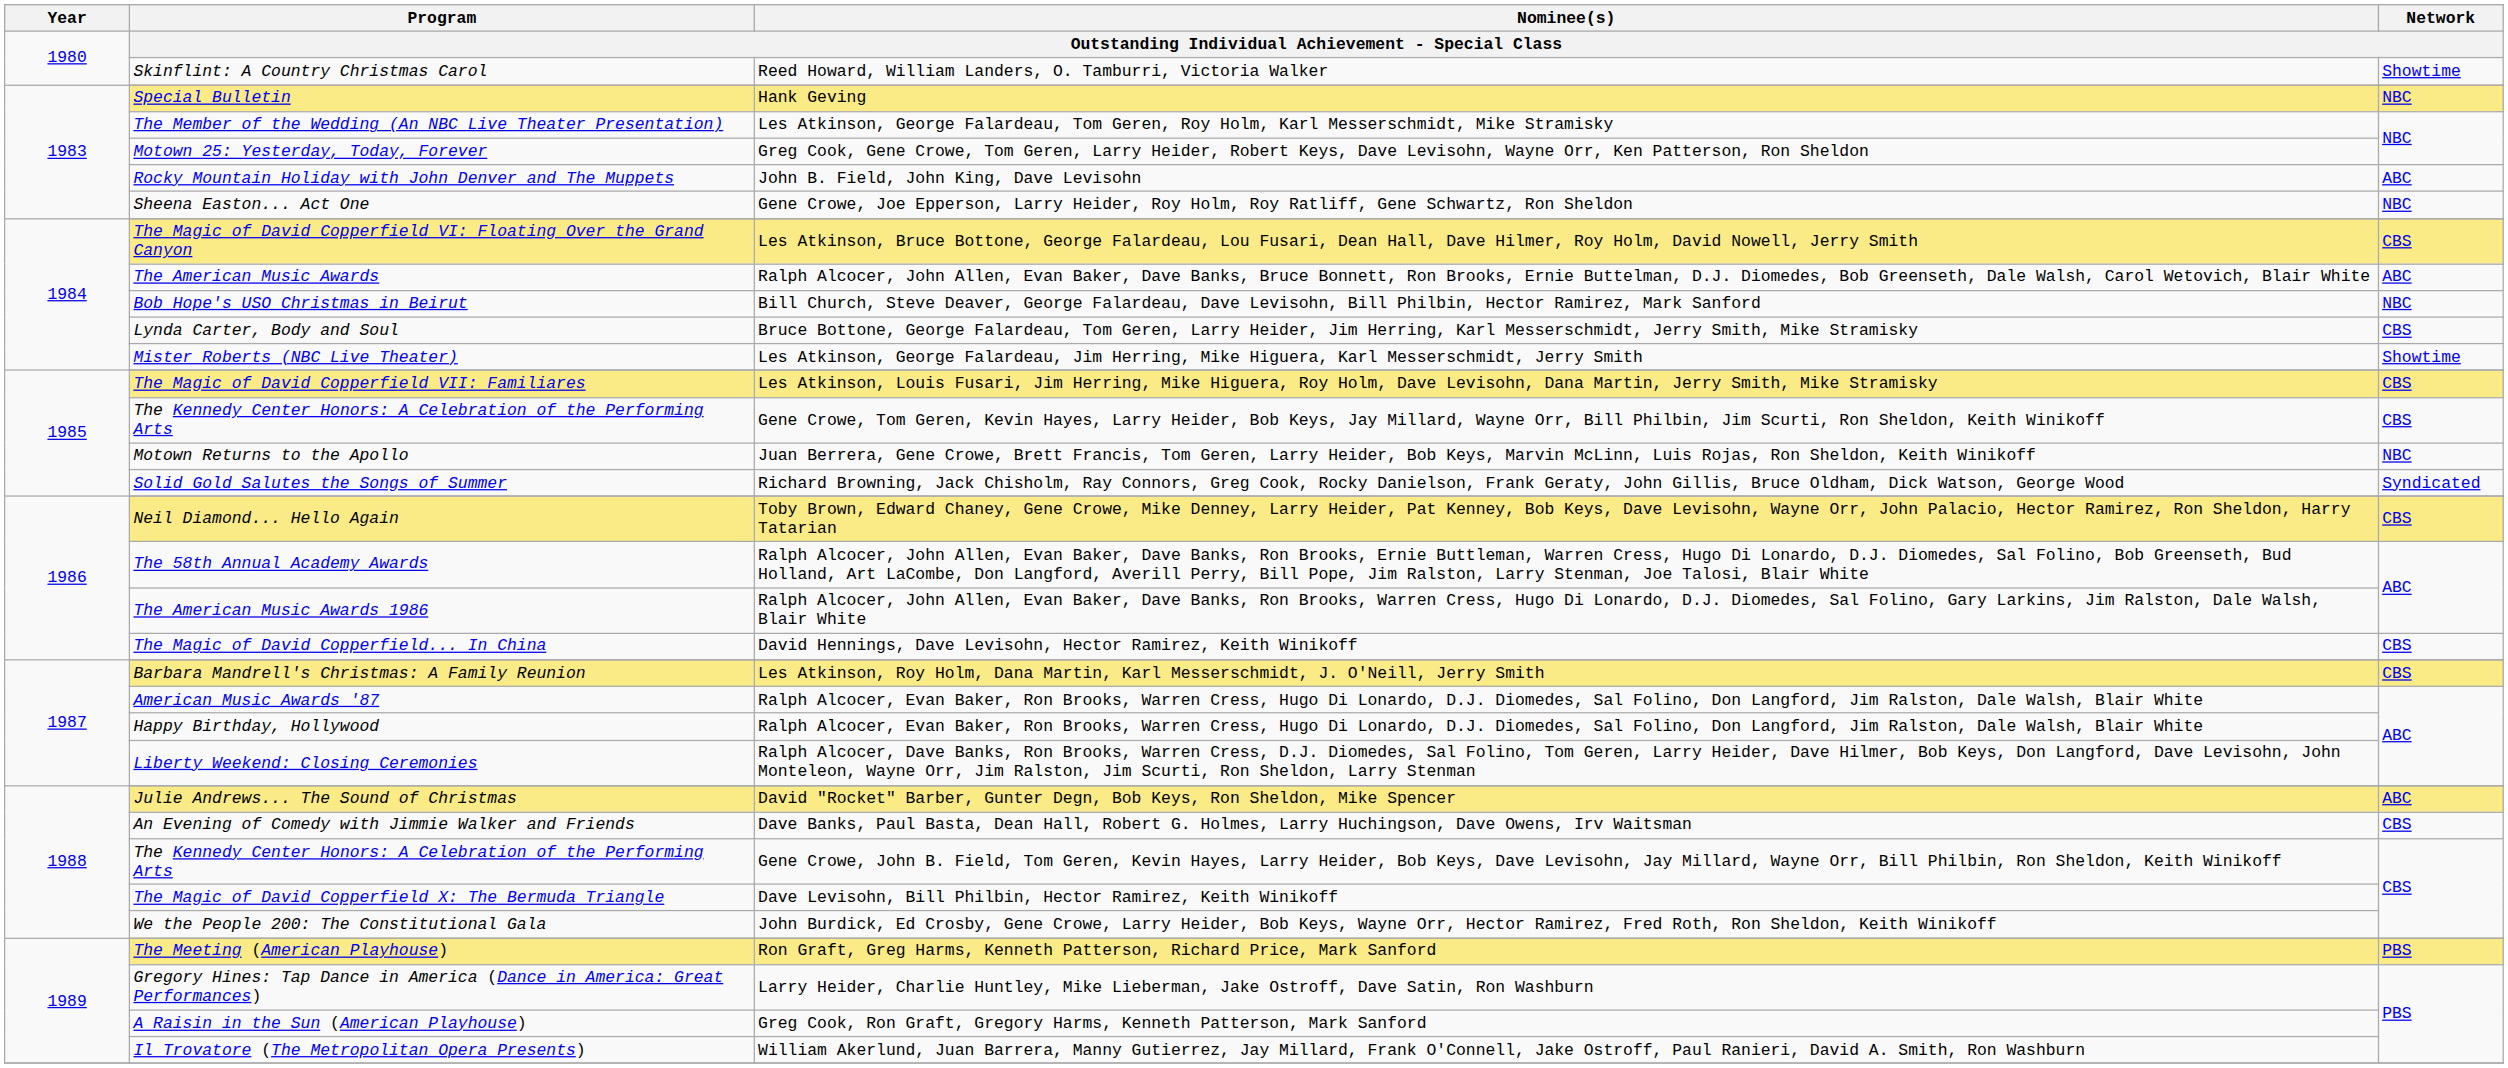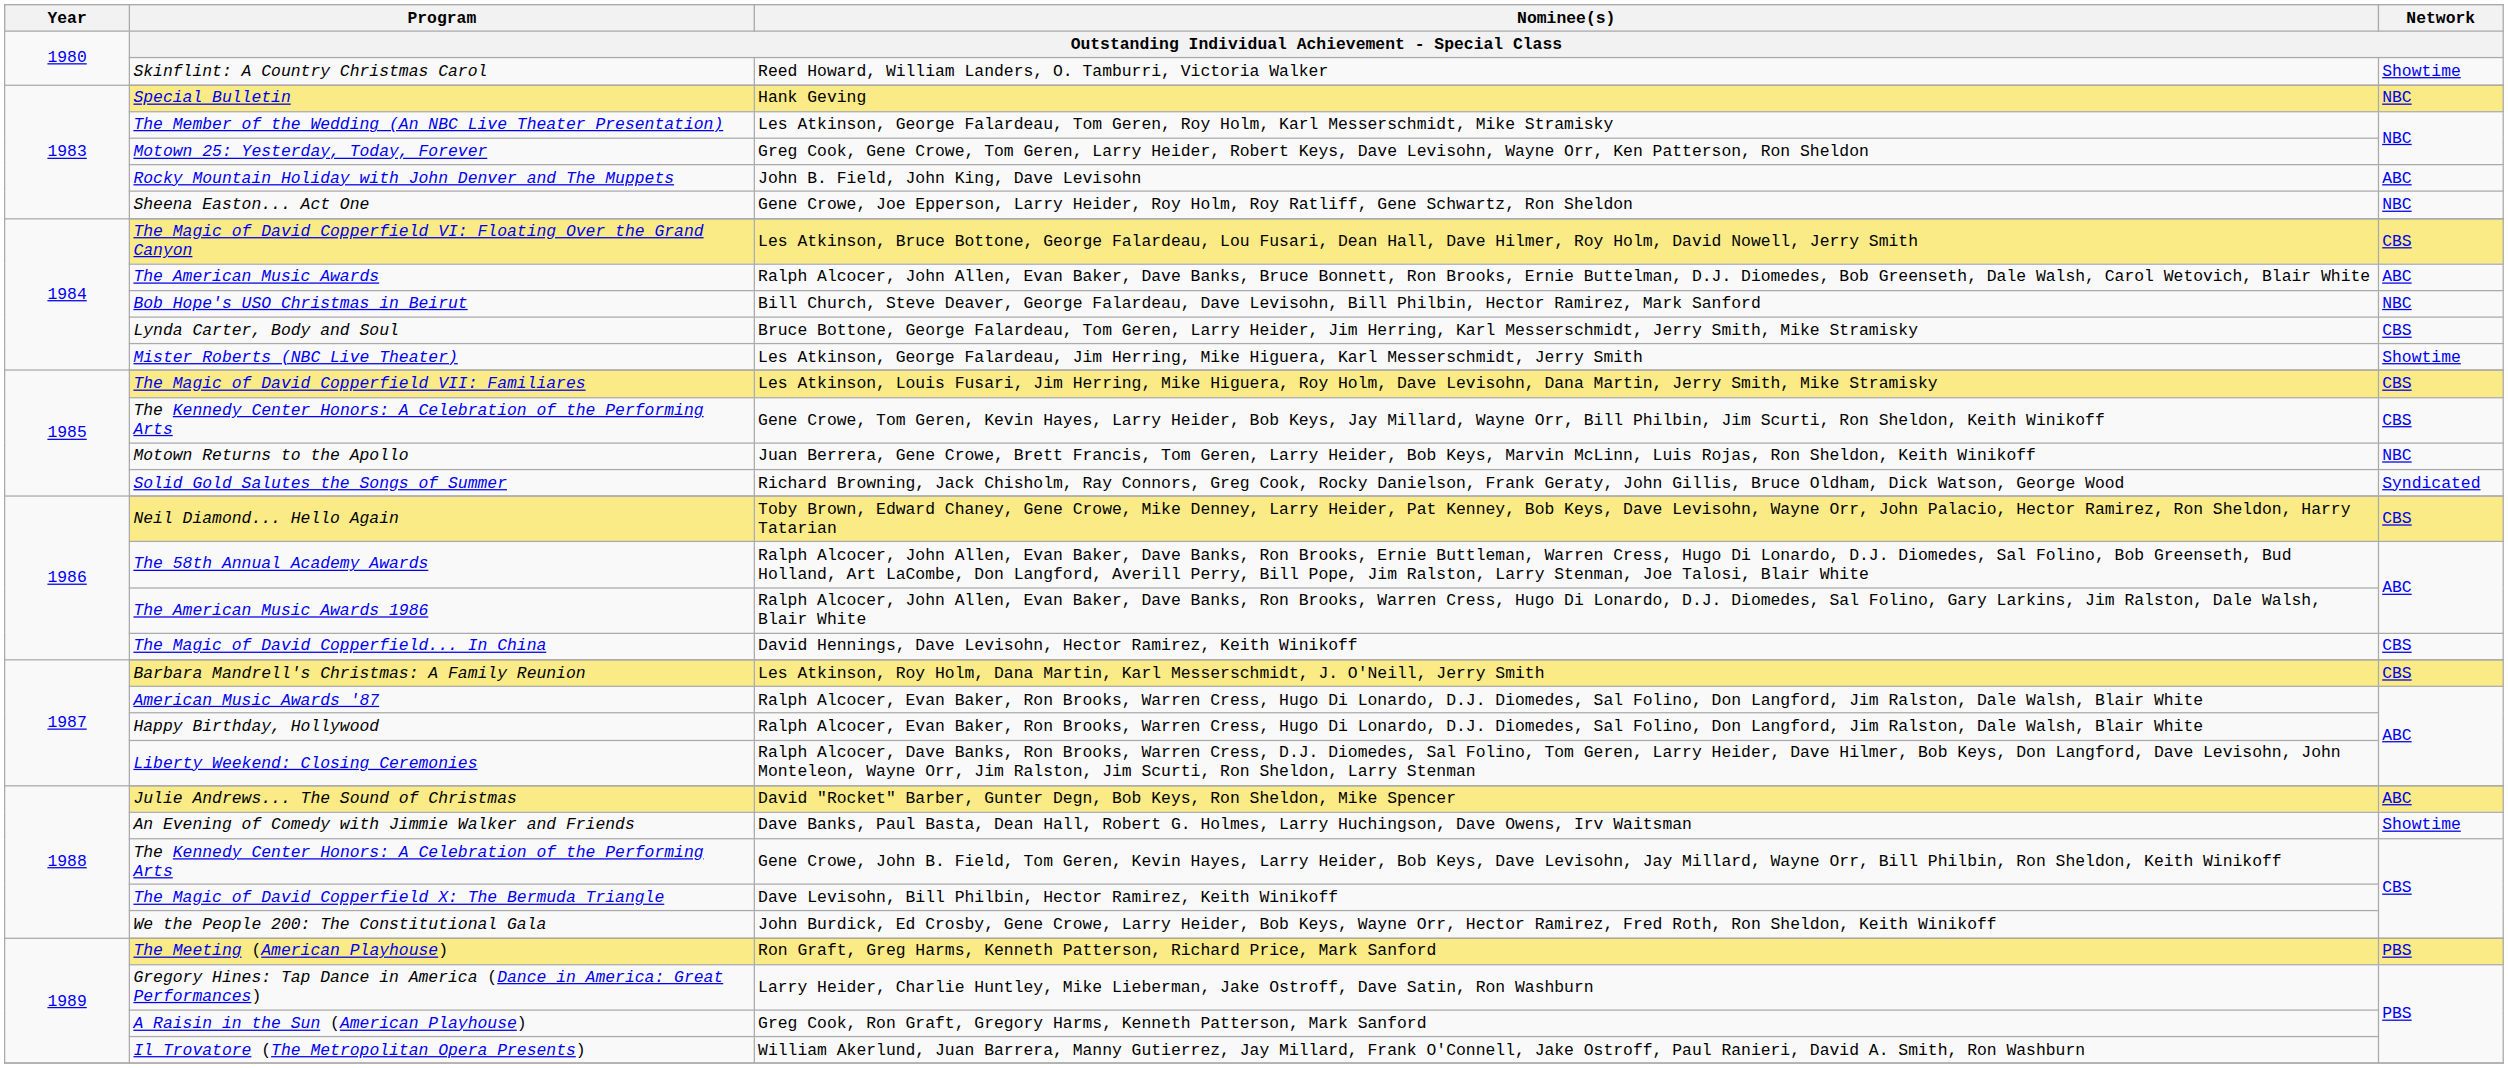(2397, 825) CBS -> (2421, 825) Showtime
